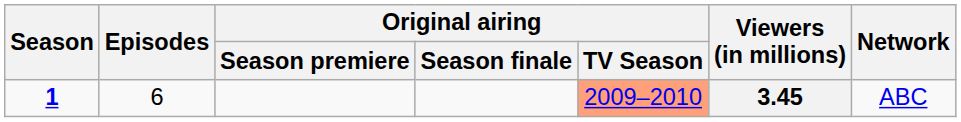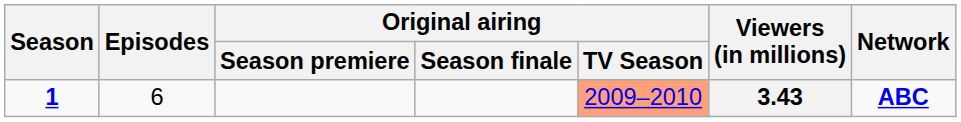(780, 97) 3.45 -> (780, 97) 3.43
(903, 97) normal -> (903, 97) bold
